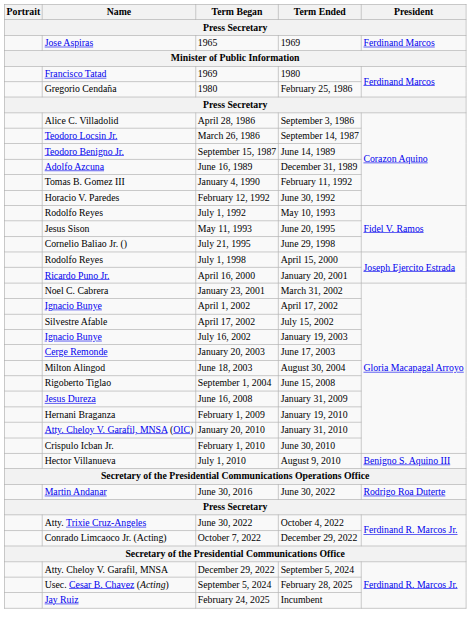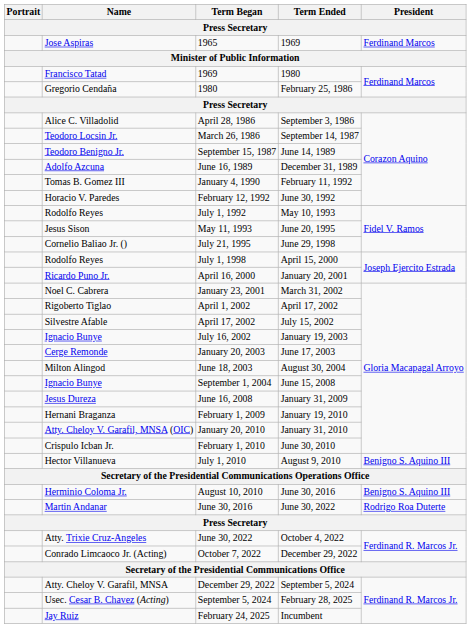(73, 306) Ignacio Bunye -> (78, 306) Rigoberto Tiglao
(78, 383) Rigoberto Tiglao -> (73, 383) Ignacio Bunye
+ row: (230, 492)
